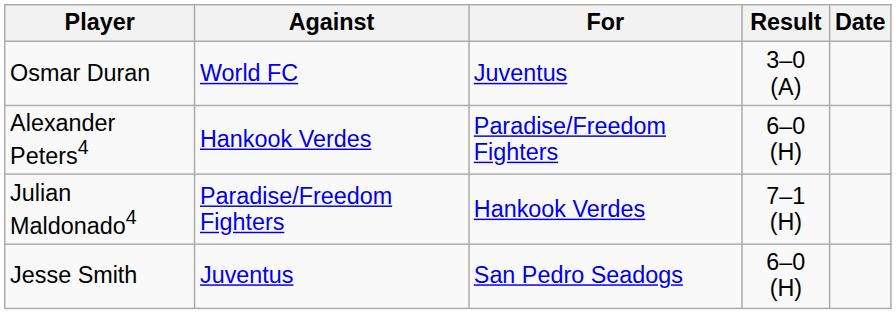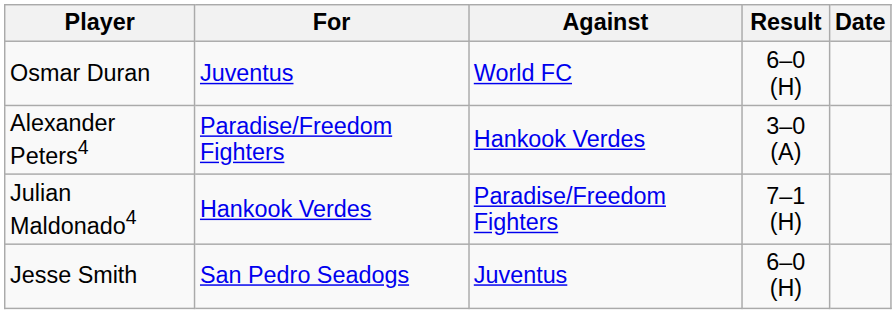columns swapped: (605, 23) <-> (332, 23)
(786, 73) 3–0 (A) -> (786, 73) 6–0 (H)
(786, 139) 6–0 (H) -> (786, 139) 3–0 (A)
